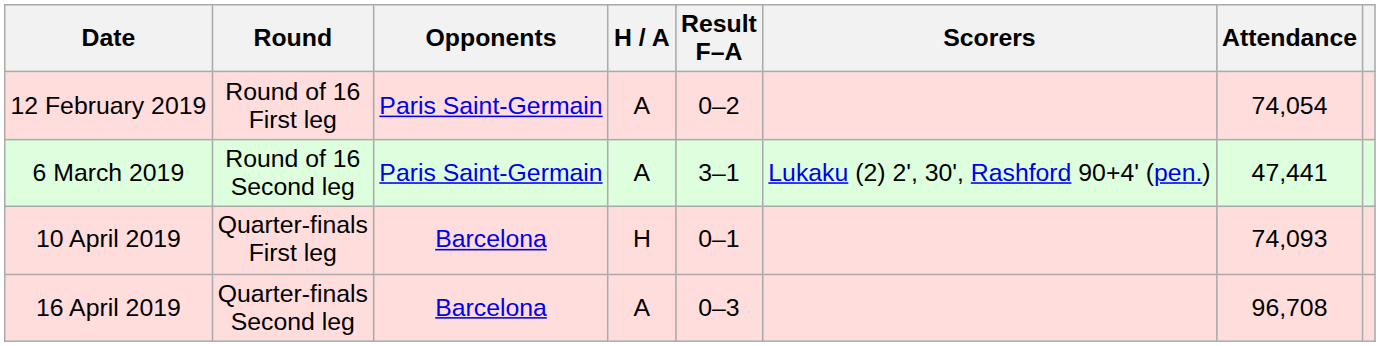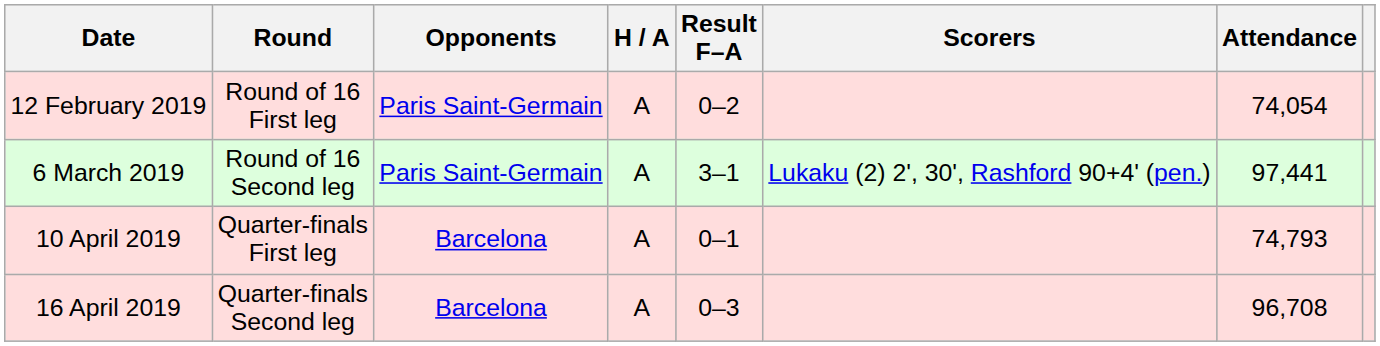(1290, 172) 47,441 -> (1290, 172) 97,441
(642, 239) H -> (642, 239) A
(1290, 239) 74,093 -> (1290, 239) 74,793
